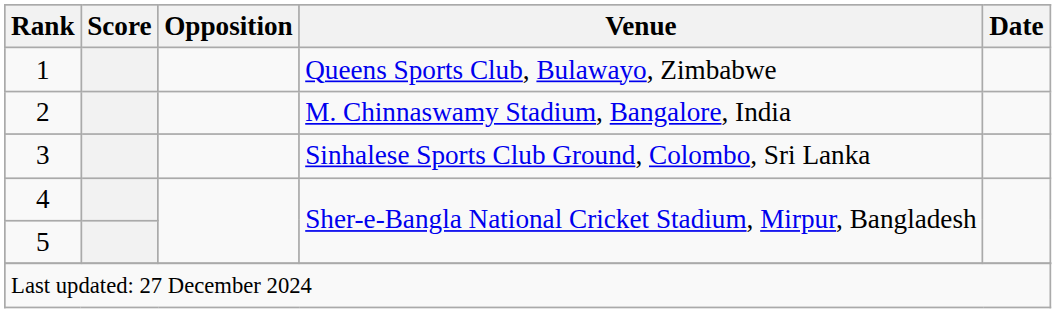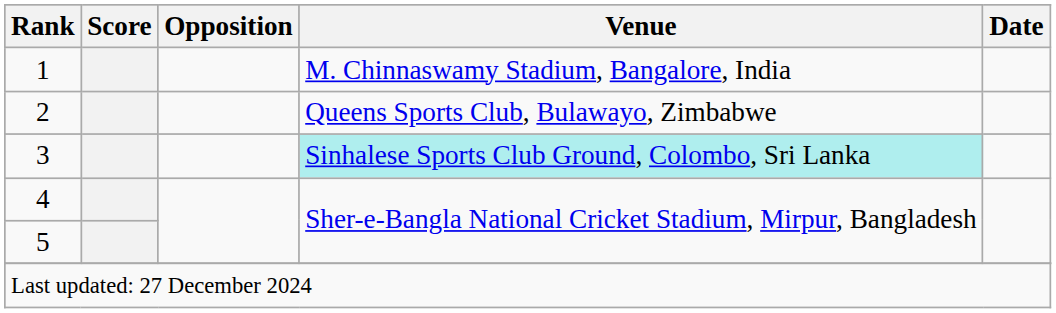(541, 69) Queens Sports Club, Bulawayo, Zimbabwe -> (548, 69) M. Chinnaswamy Stadium, Bangalore, India
(548, 112) M. Chinnaswamy Stadium, Bangalore, India -> (541, 112) Queens Sports Club, Bulawayo, Zimbabwe
(588, 155) no background -> (588, 155) paleturquoise background
